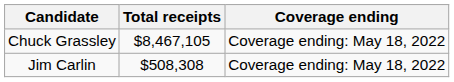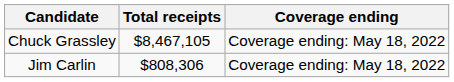(172, 65) $508,308 -> (172, 65) $808,306
